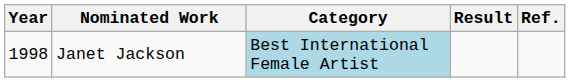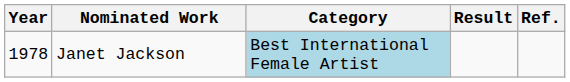(28, 55) 1998 -> (28, 55) 1978
